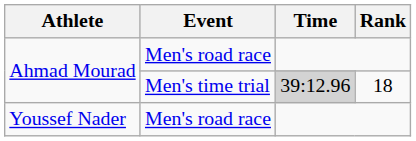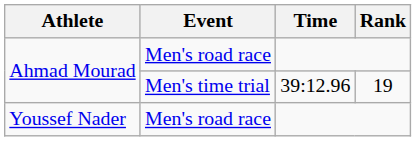(315, 86) lightgrey background -> (315, 86) no background
(383, 86) 18 -> (383, 86) 19
